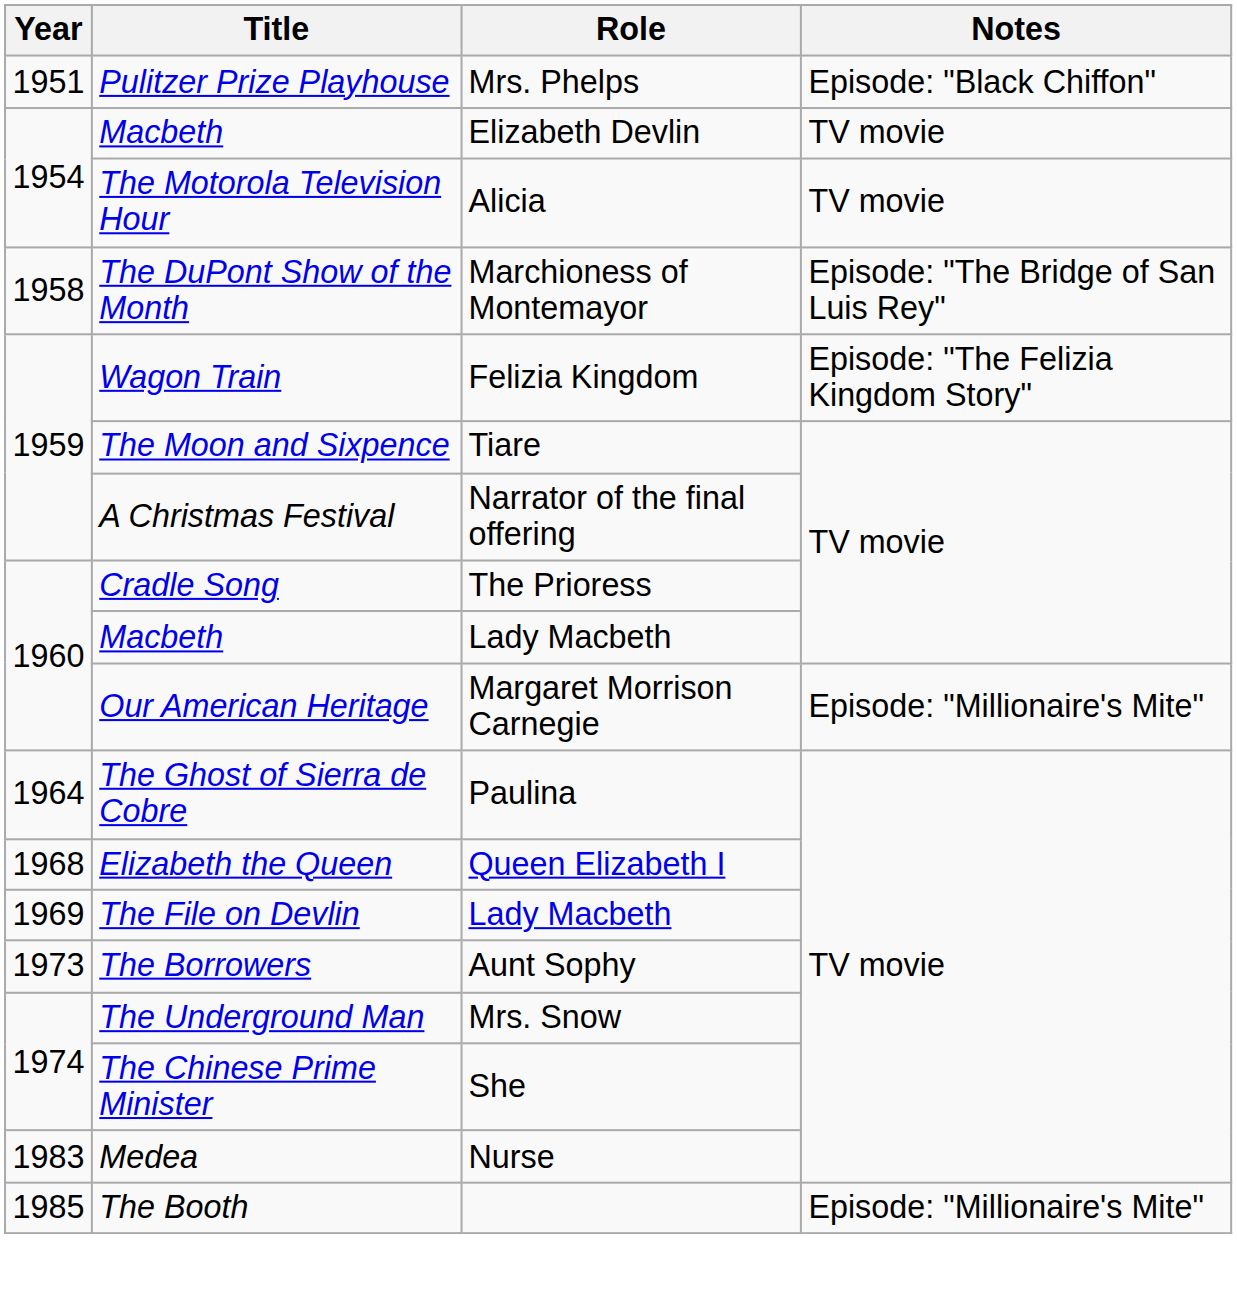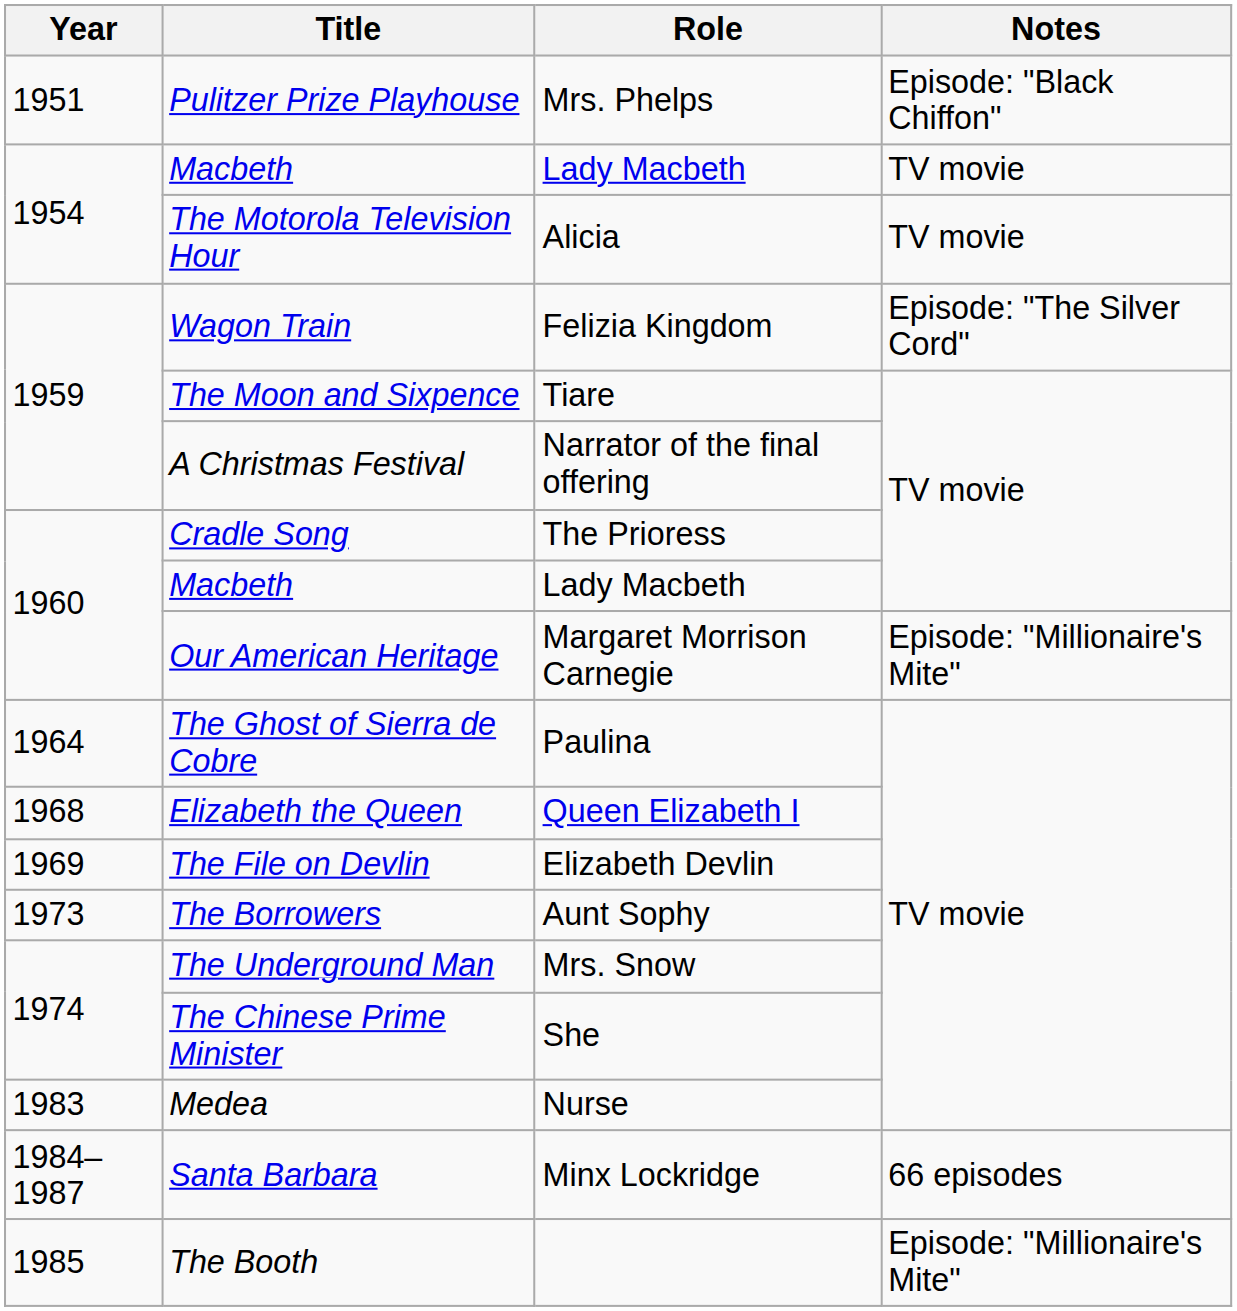(584, 132) Elizabeth Devlin -> (644, 169) Lady Macbeth
- row: (48, 289)
(961, 377) Episode: "The Felizia Kingdom Story" -> (1034, 326) Episode: "The Silver Cord"
(570, 914) Lady Macbeth -> (658, 863) Elizabeth Devlin
+ row: (57, 1174)
